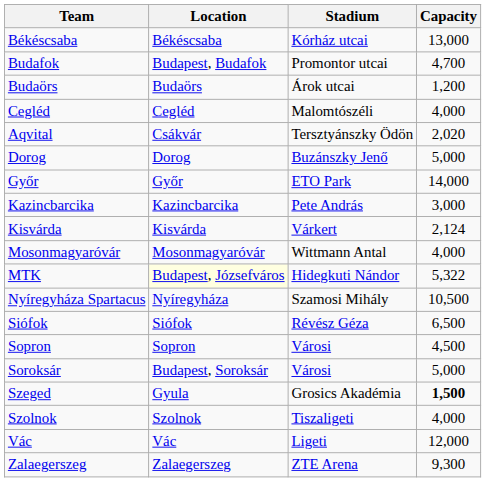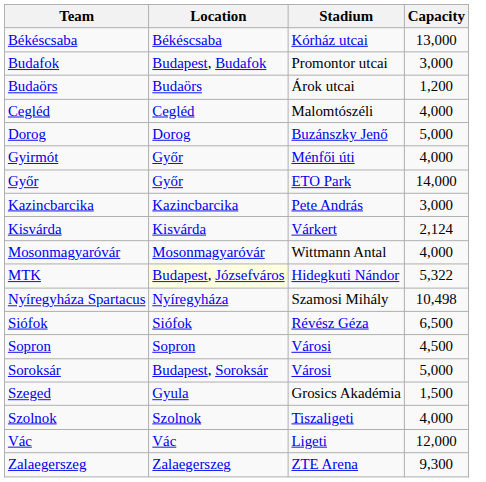(448, 63) 4,700 -> (436, 63) 3,000
- row: (30, 134)
+ row: (33, 157)
(448, 299) 10,500 -> (436, 299) 10,498
(448, 393) bold -> (436, 393) normal
